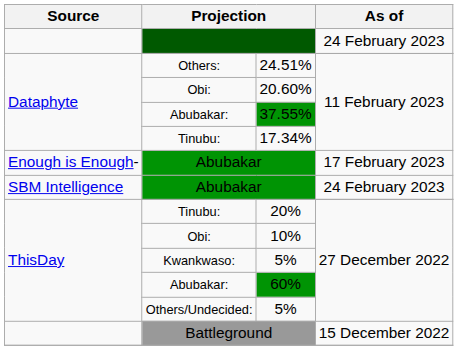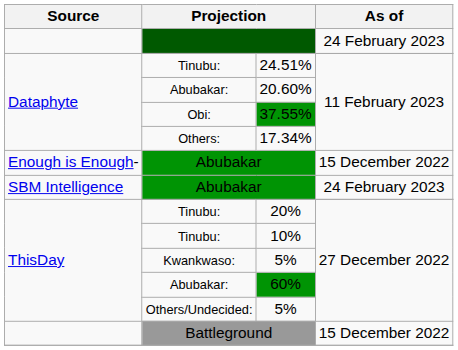(199, 66) Others: -> (199, 66) Tinubu:
(199, 90) Obi: -> (199, 90) Abubakar:
(199, 115) Abubakar: -> (199, 115) Obi:
(199, 139) Tinubu: -> (199, 139) Others:
(384, 162) 17 February 2023 -> (384, 162) 15 December 2022
(199, 236) Obi: -> (199, 236) Tinubu:
